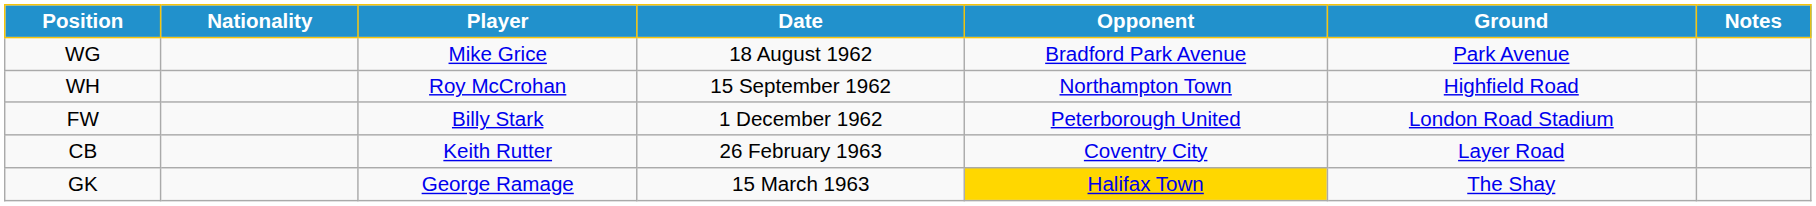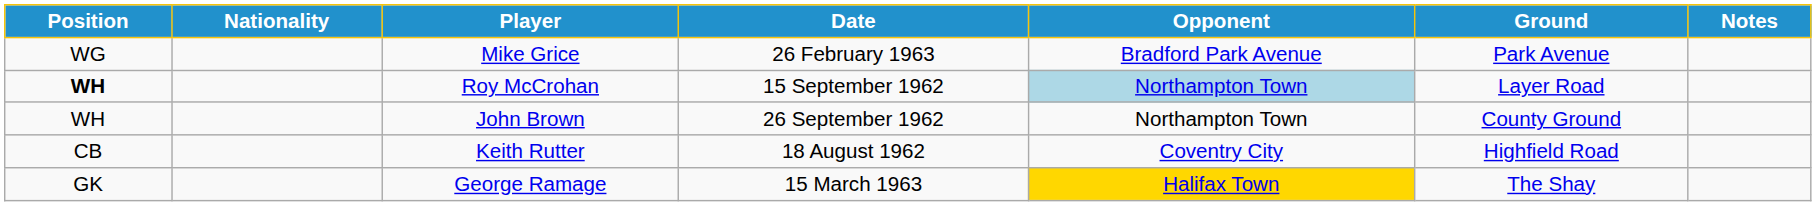(801, 54) 18 August 1962 -> (853, 54) 26 February 1963
(83, 86) normal -> (88, 86) bold
(1146, 86) no background -> (1221, 86) lightblue background
(1511, 86) Highfield Road -> (1551, 86) Layer Road
+ row: (530, 119)
- row: (498, 119)
(801, 152) 26 February 1963 -> (853, 152) 18 August 1962
(1511, 152) Layer Road -> (1551, 152) Highfield Road
